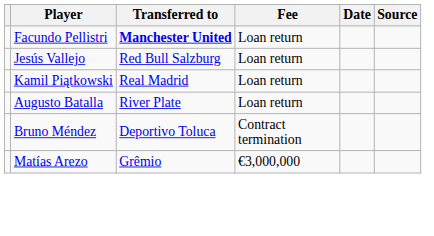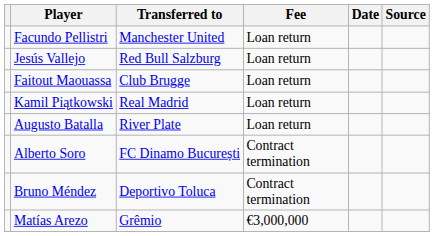(176, 37) bold -> (172, 37) normal
+ row: (63, 80)
+ row: (50, 154)
